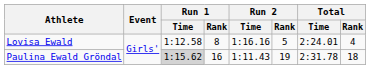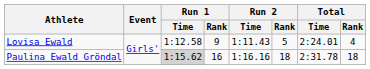(217, 41) 8 -> (217, 41) 9
(251, 41) 1:16.16 -> (251, 41) 1:11.43
(251, 57) 1:11.43 -> (251, 57) 1:16.16
(285, 57) 19 -> (285, 57) 18
